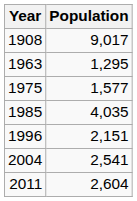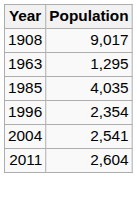- row: (25, 88)
(109, 136) 2,151 -> (109, 112) 2,354
